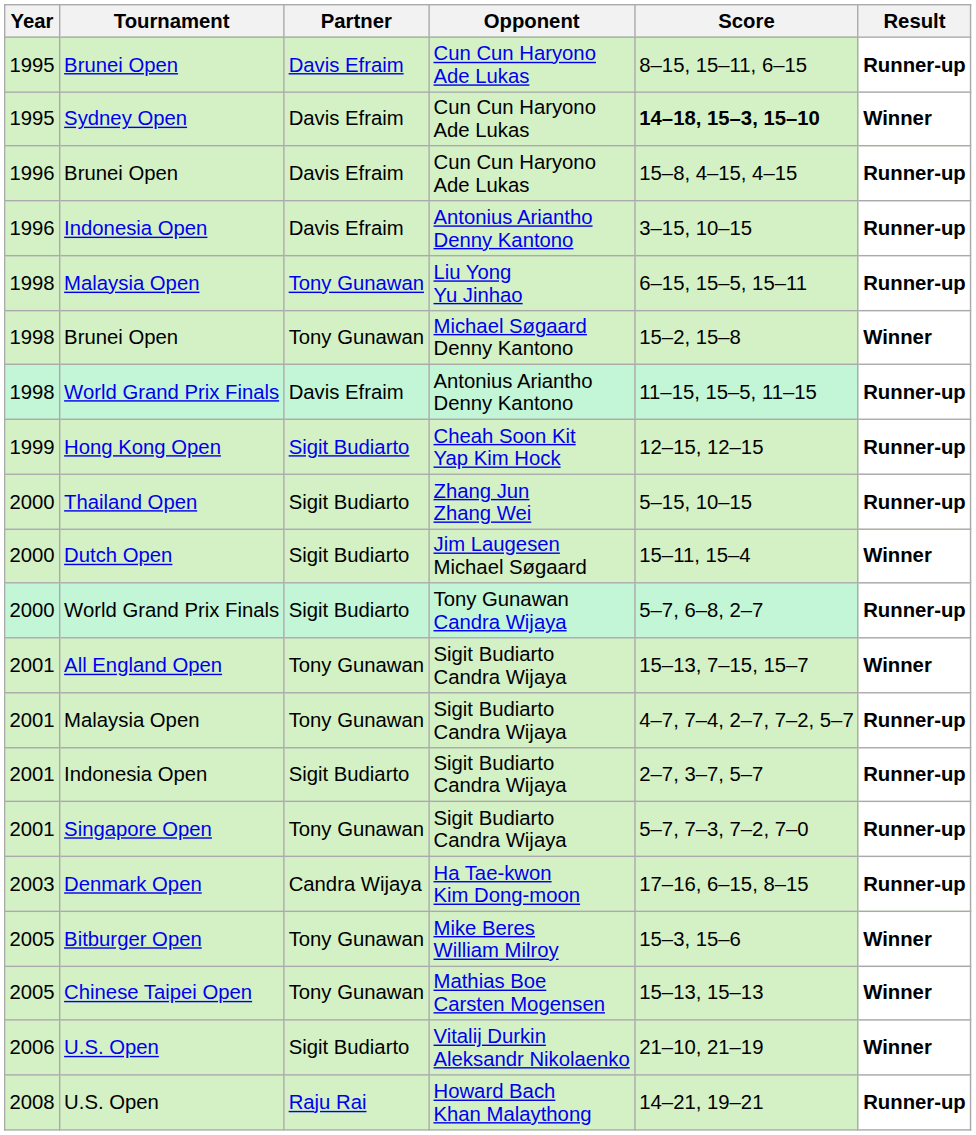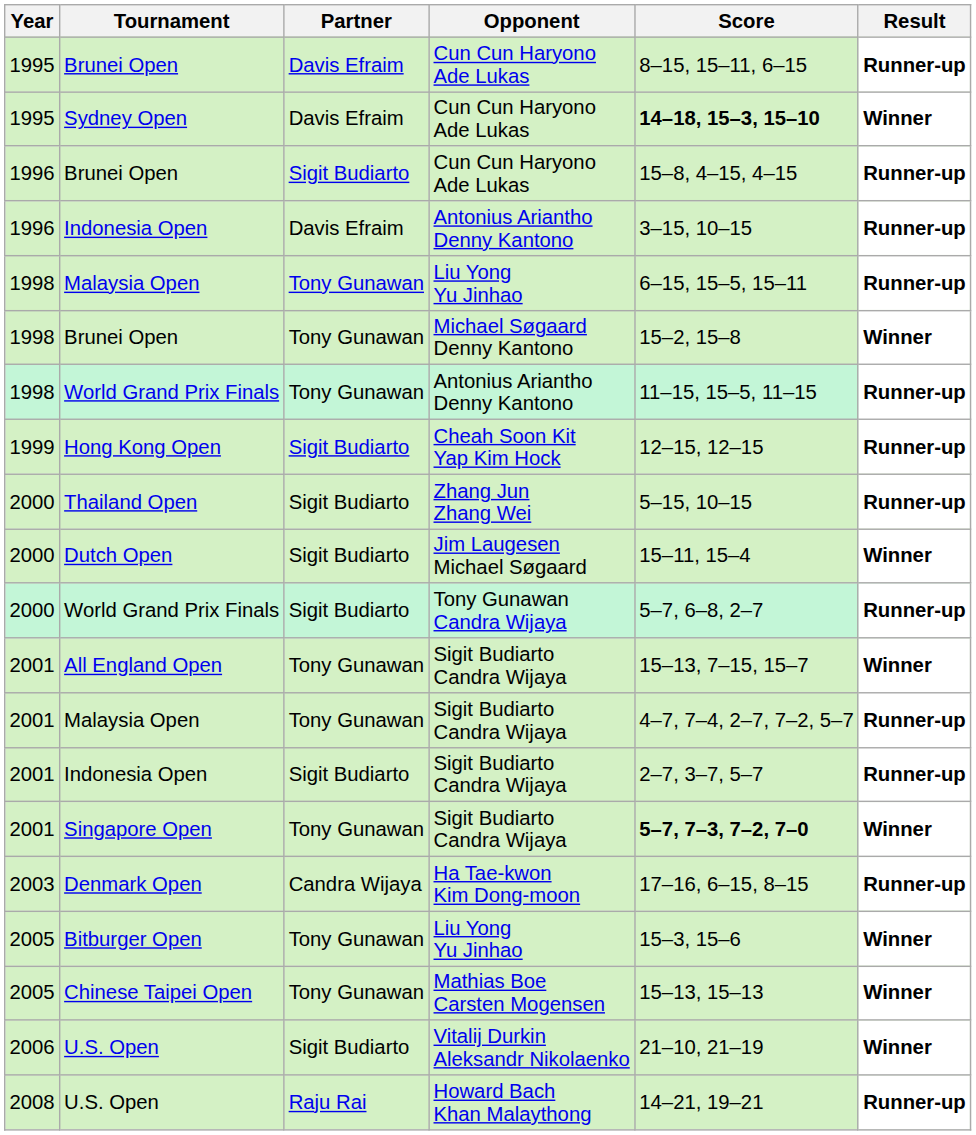(346, 174) Davis Efraim -> (349, 174) Sigit Budiarto
(346, 392) Davis Efraim -> (356, 392) Tony Gunawan
(724, 829) normal -> (724, 829) bold
(914, 829) Runner-up -> (897, 829) Winner
(496, 939) Mike Beres William Milroy -> (478, 939) Liu Yong Yu Jinhao
